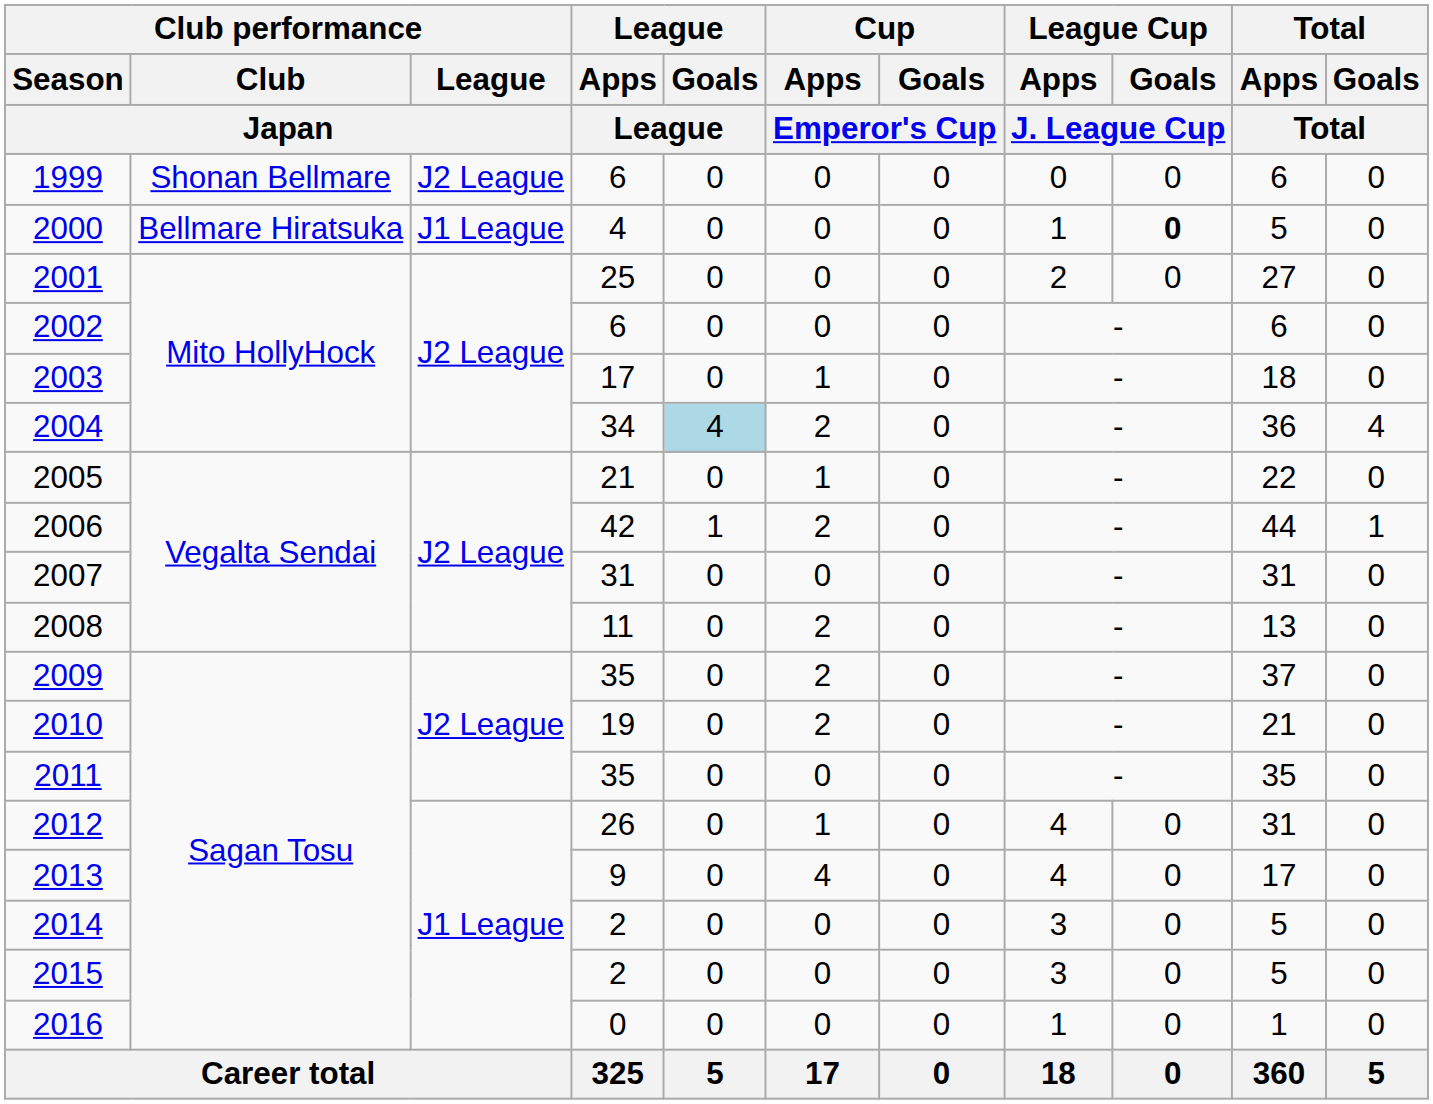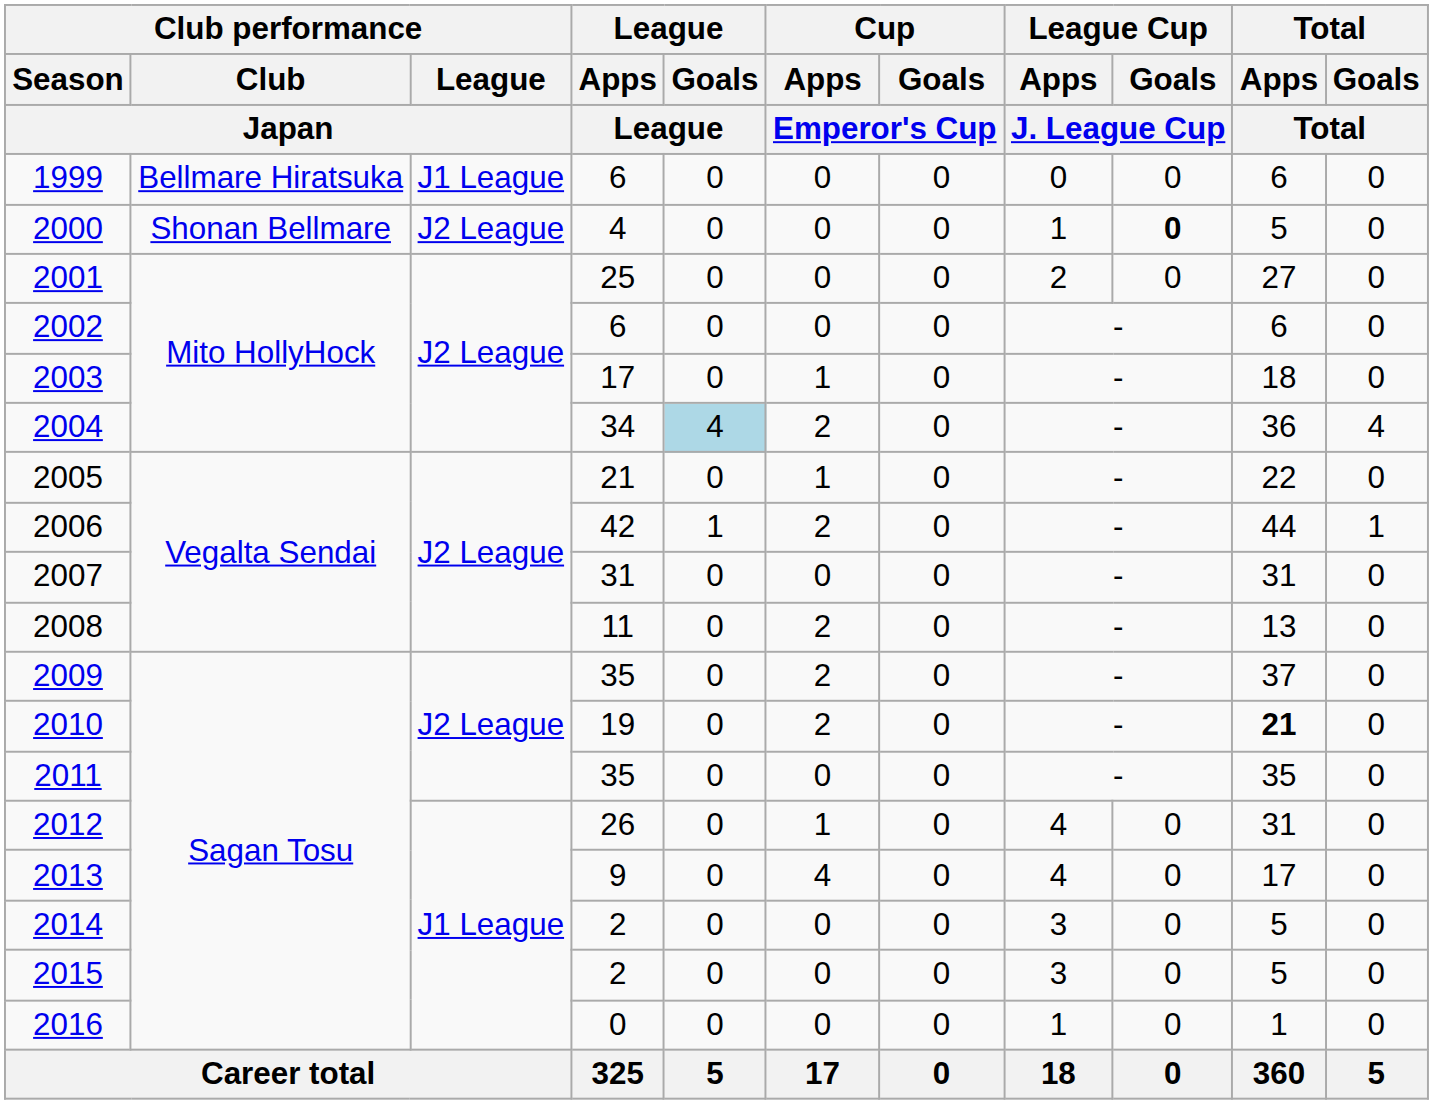(271, 178) Shonan Bellmare -> (271, 178) Bellmare Hiratsuka
(491, 178) J2 League -> (491, 178) J1 League
(271, 228) Bellmare Hiratsuka -> (271, 228) Shonan Bellmare
(491, 228) J1 League -> (491, 228) J2 League
(1279, 725) normal -> (1279, 725) bold
